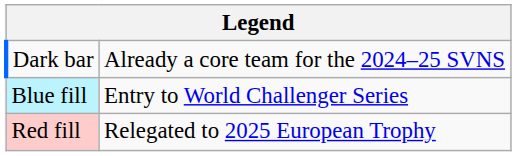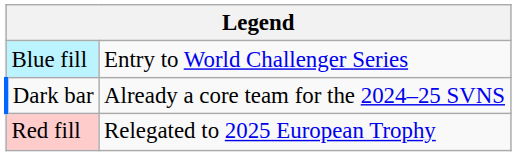rows swapped: (49, 95) <-> (53, 58)
